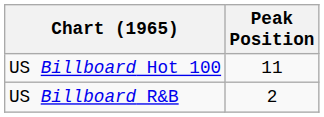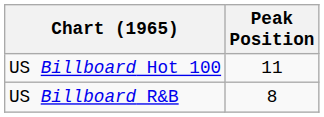(272, 97) 2 -> (272, 97) 8
